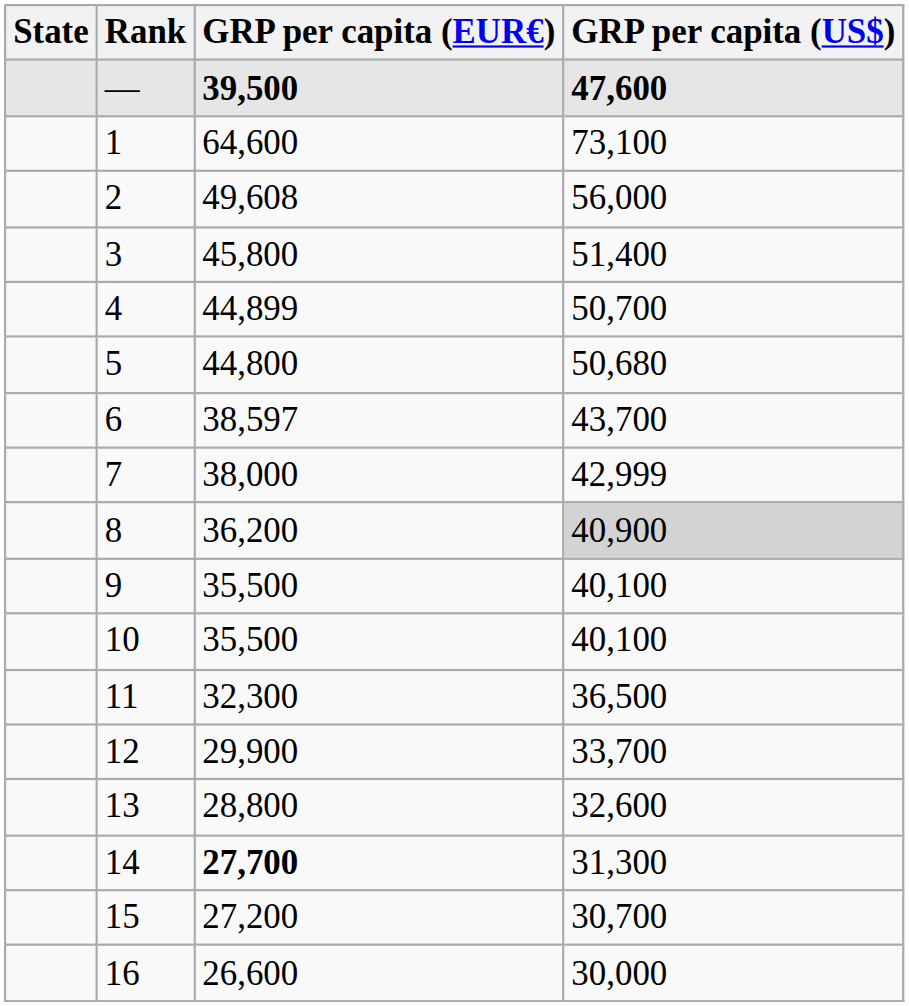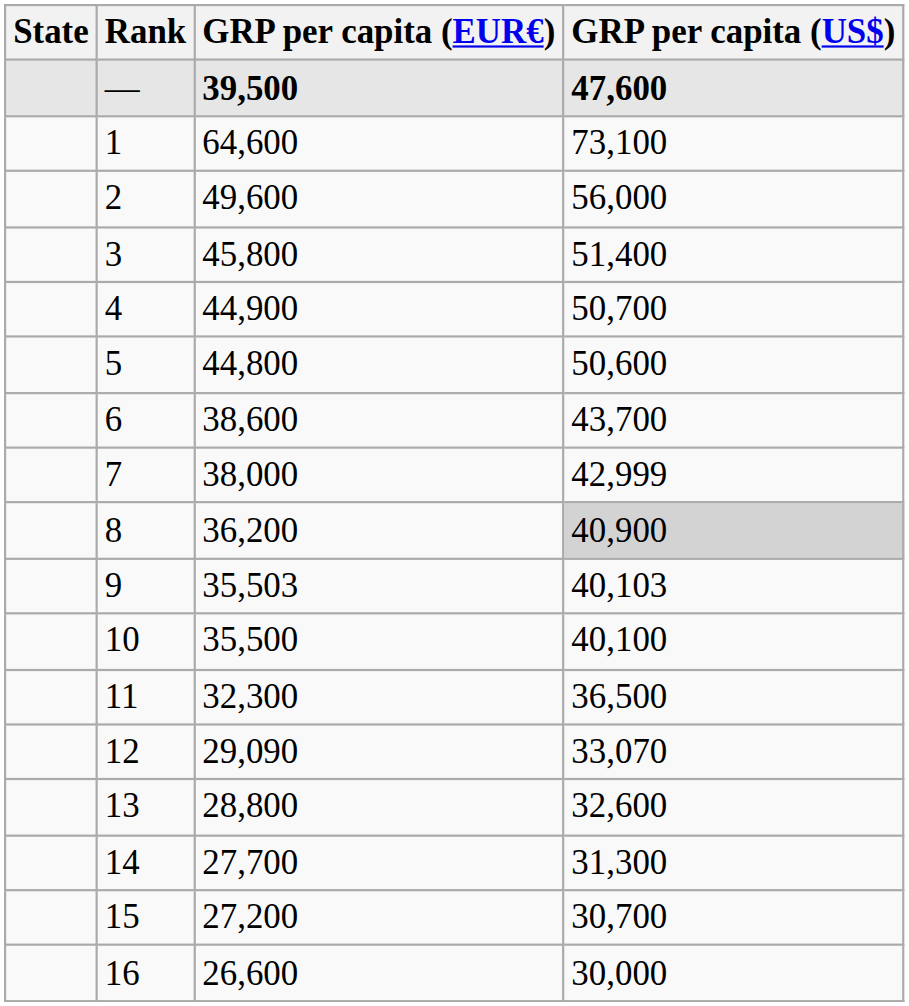(250, 198) 49,608 -> (250, 198) 49,600
(250, 308) 44,899 -> (250, 308) 44,900
(619, 364) 50,680 -> (619, 364) 50,600
(250, 419) 38,597 -> (250, 419) 38,600
(250, 585) 35,500 -> (250, 585) 35,503
(619, 585) 40,100 -> (619, 585) 40,103
(250, 751) 29,900 -> (250, 751) 29,090
(619, 751) 33,700 -> (619, 751) 33,070
(250, 861) bold -> (250, 861) normal
